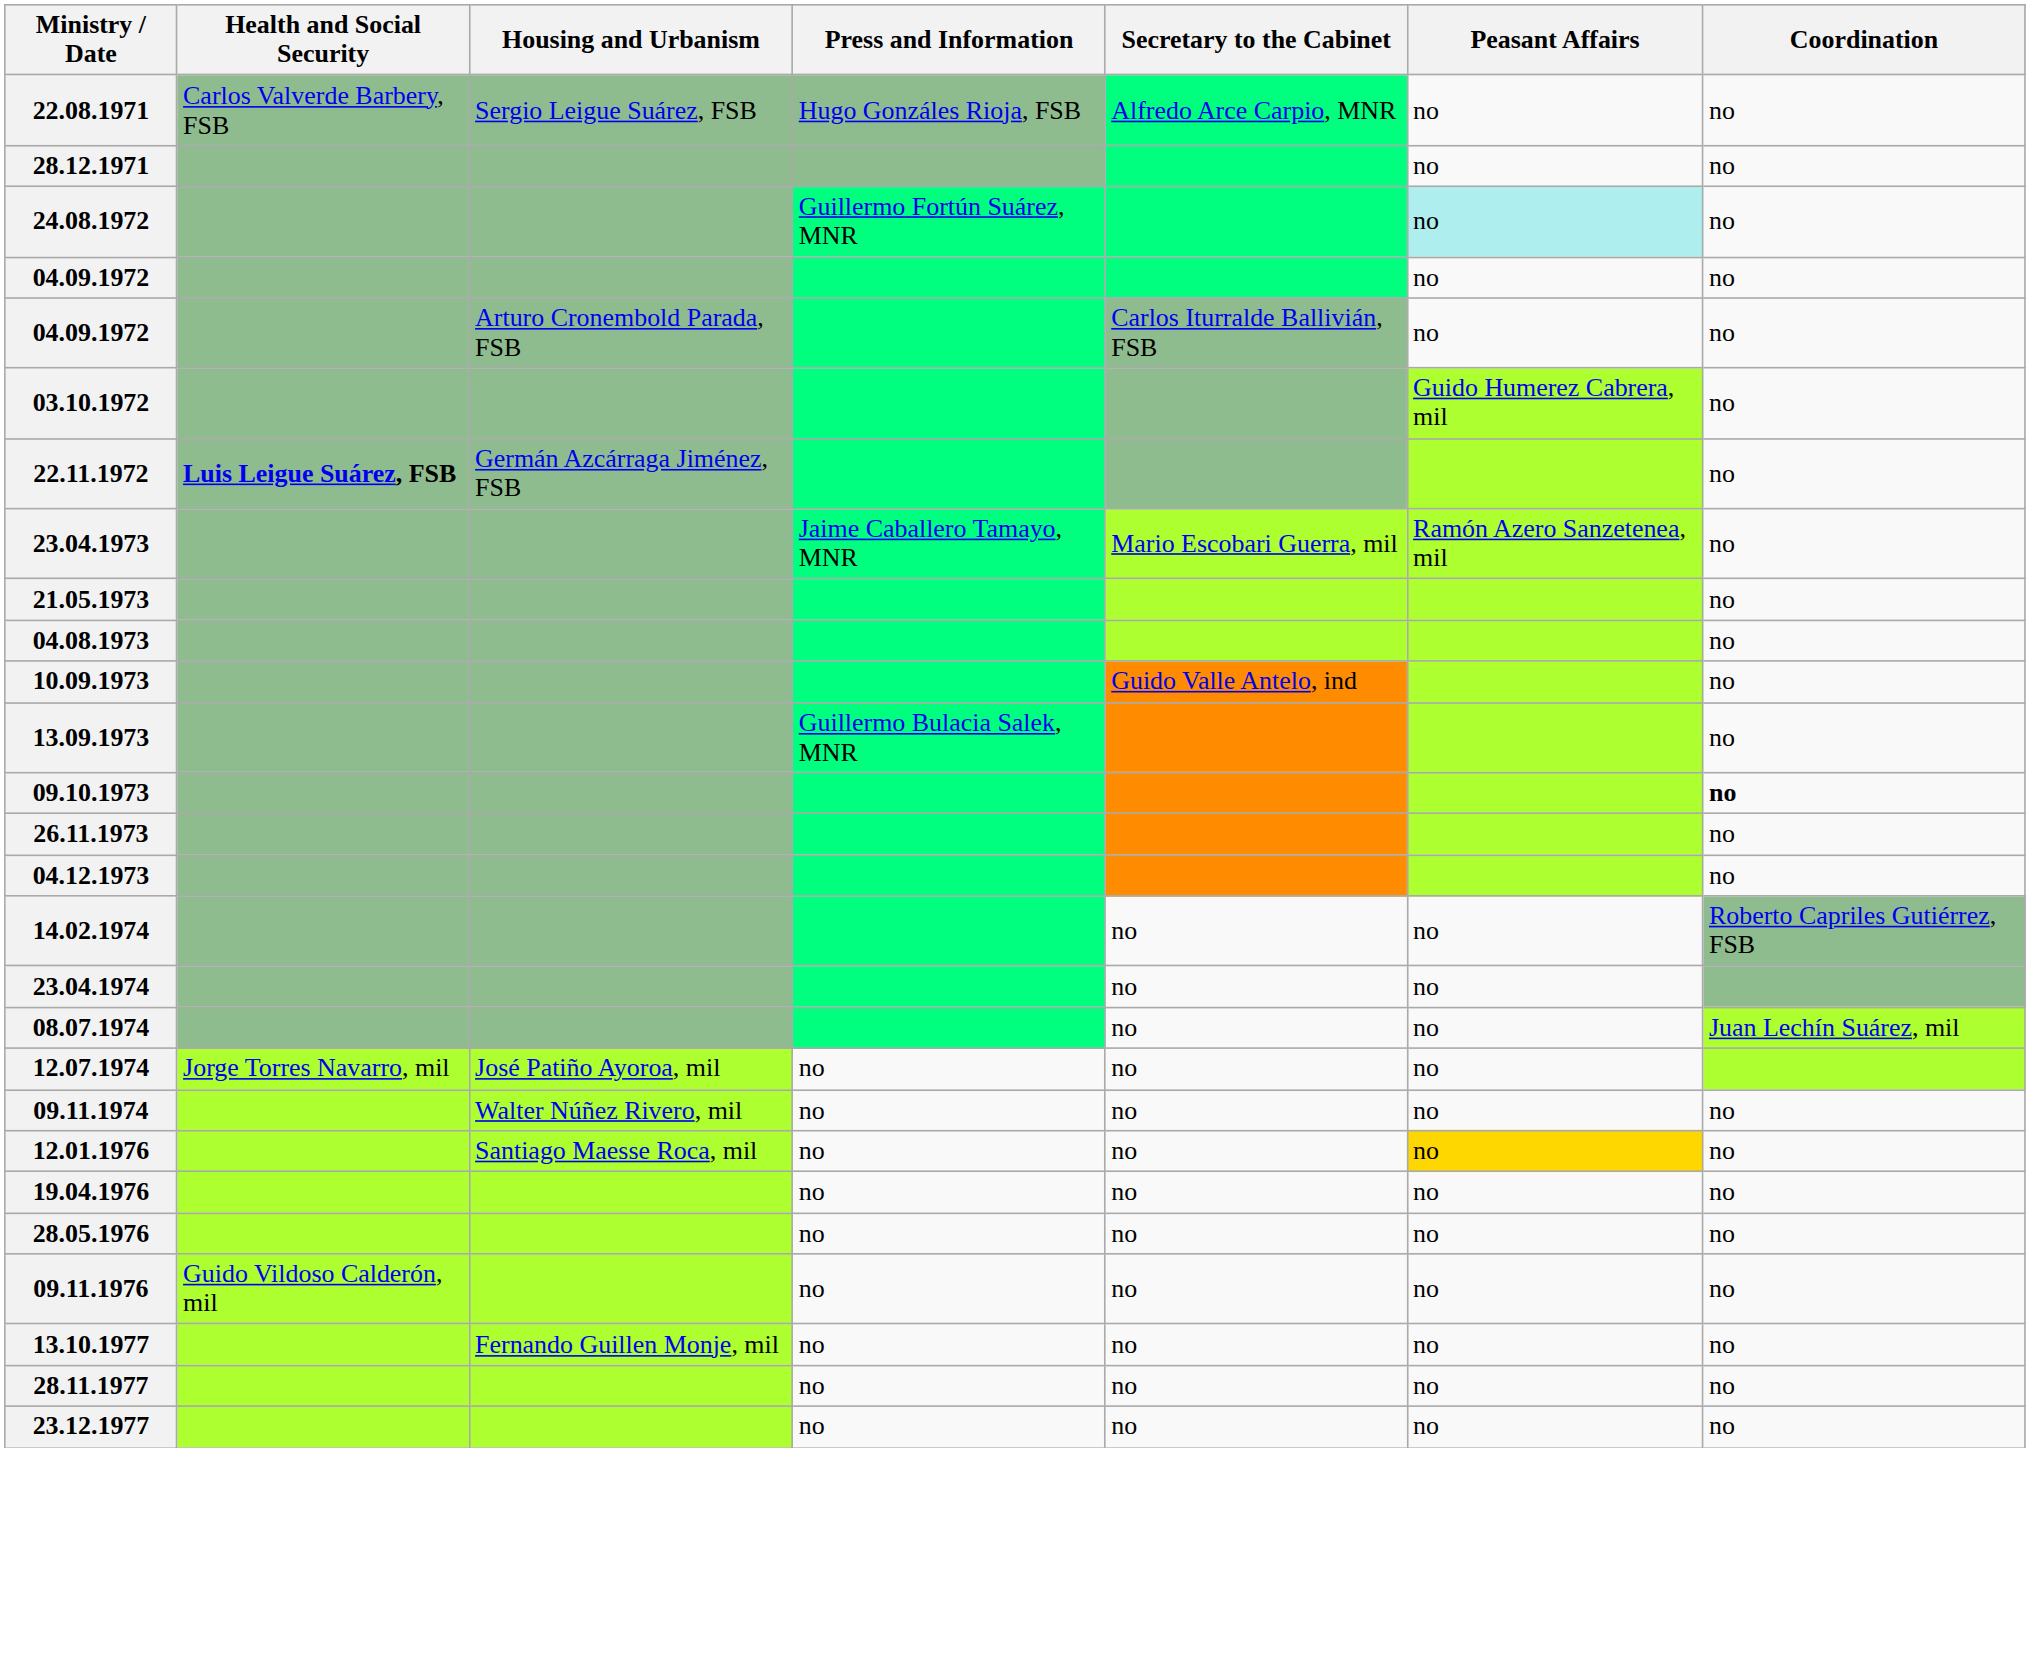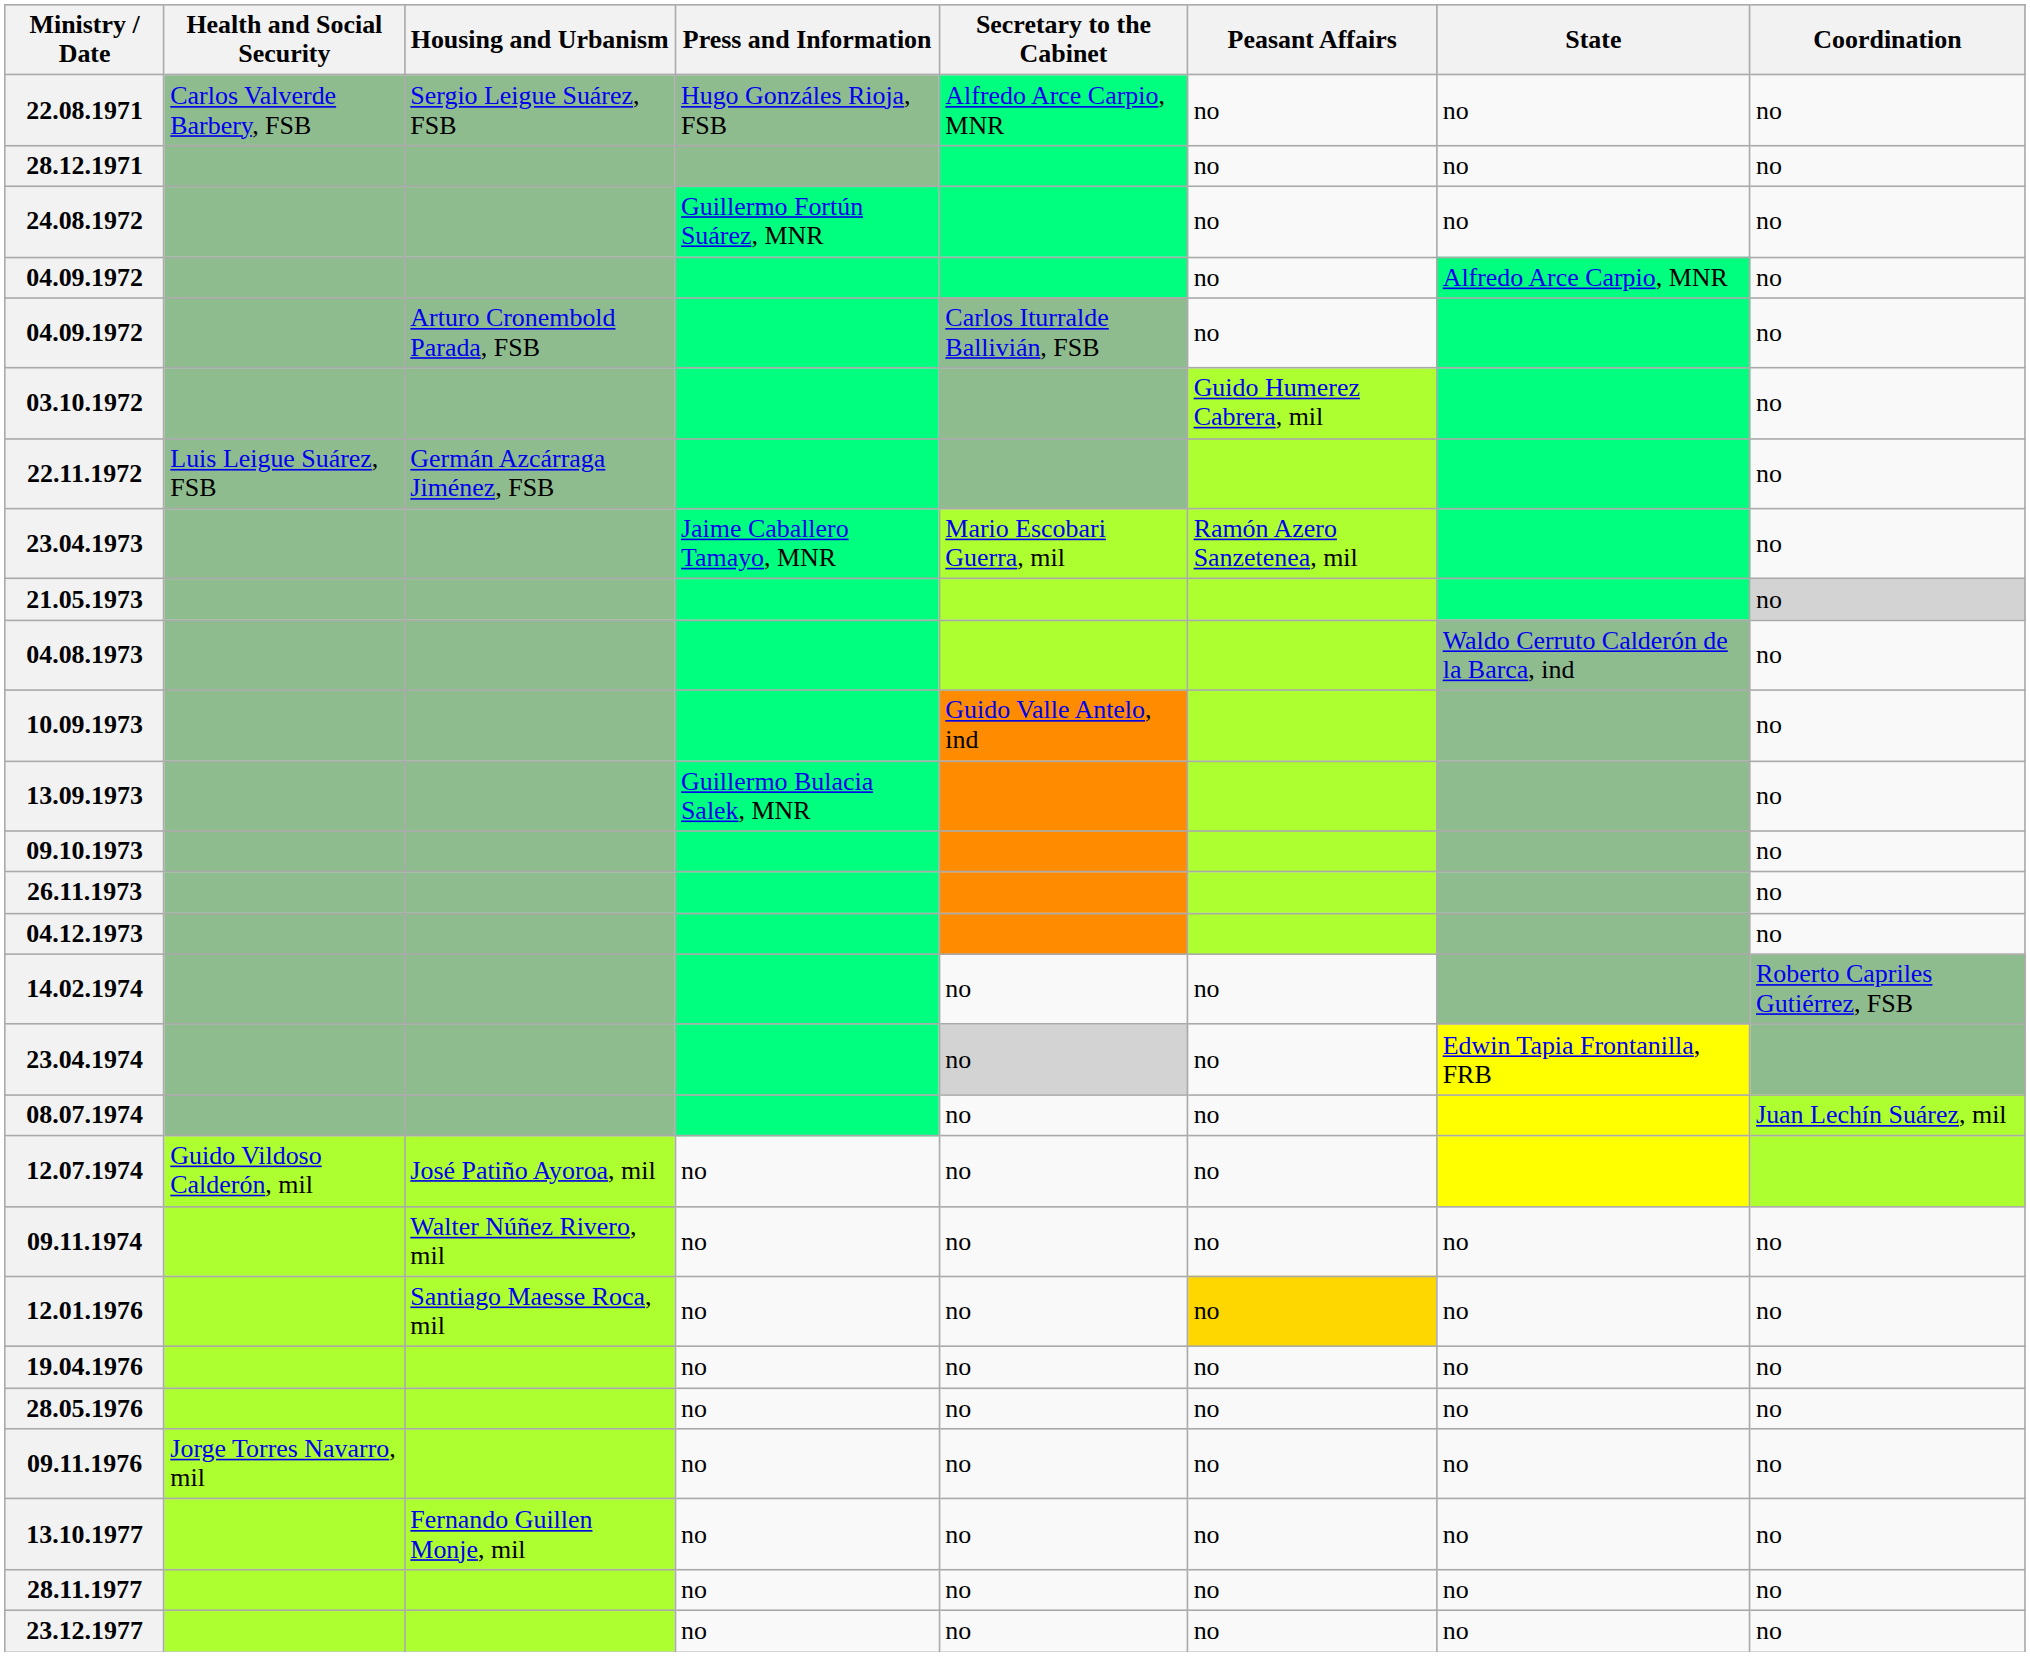+ column: (1593, 39)
(1426, 221) paleturquoise background -> (1207, 221) no background
(320, 473) bold -> (274, 473) normal
(1722, 599) no background -> (1769, 599) lightgrey background
(1723, 792) bold -> (1769, 851) normal
(1124, 986) no background -> (958, 1059) lightgrey background
(316, 1068) Jorge Torres Navarro, mil -> (246, 1170) Guido Vildoso Calderón, mil
(313, 1288) Guido Vildoso Calderón, mil -> (283, 1463) Jorge Torres Navarro, mil
